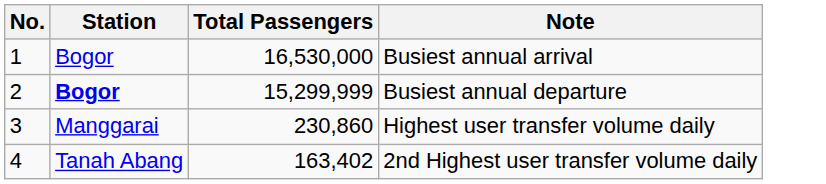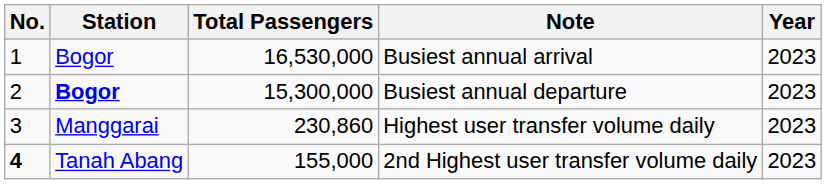+ column: (792, 21)
(318, 91) 15,299,999 -> (318, 91) 15,300,000
(16, 160) normal -> (16, 160) bold
(334, 160) 163,402 -> (334, 160) 155,000
